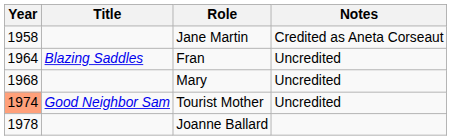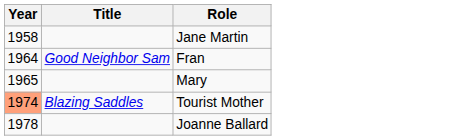- column: (359, 15)
(94, 59) Blazing Saddles -> (107, 59) Good Neighbor Sam
(23, 80) 1968 -> (23, 80) 1965
(107, 102) Good Neighbor Sam -> (94, 102) Blazing Saddles
